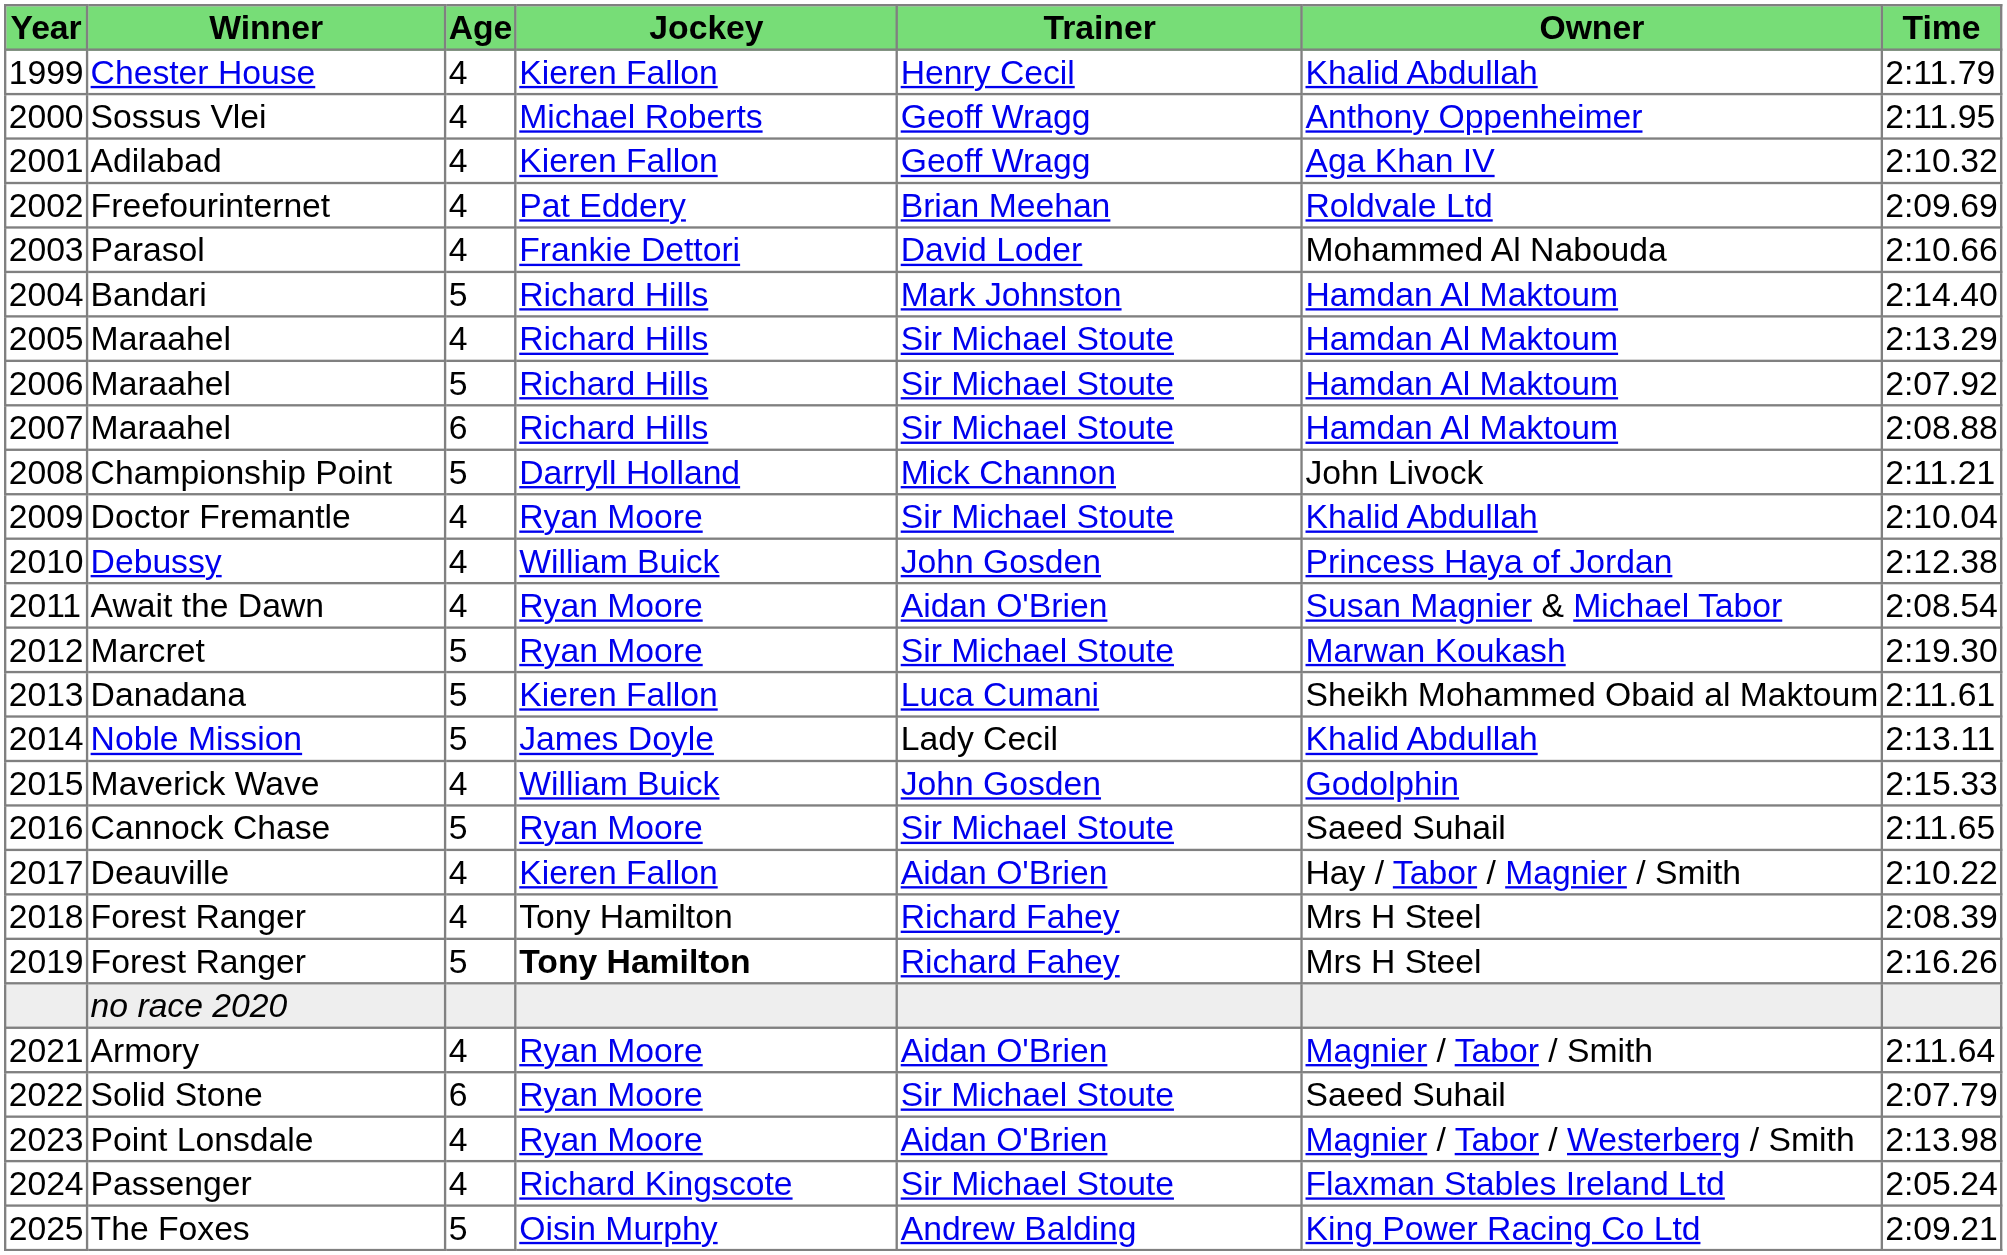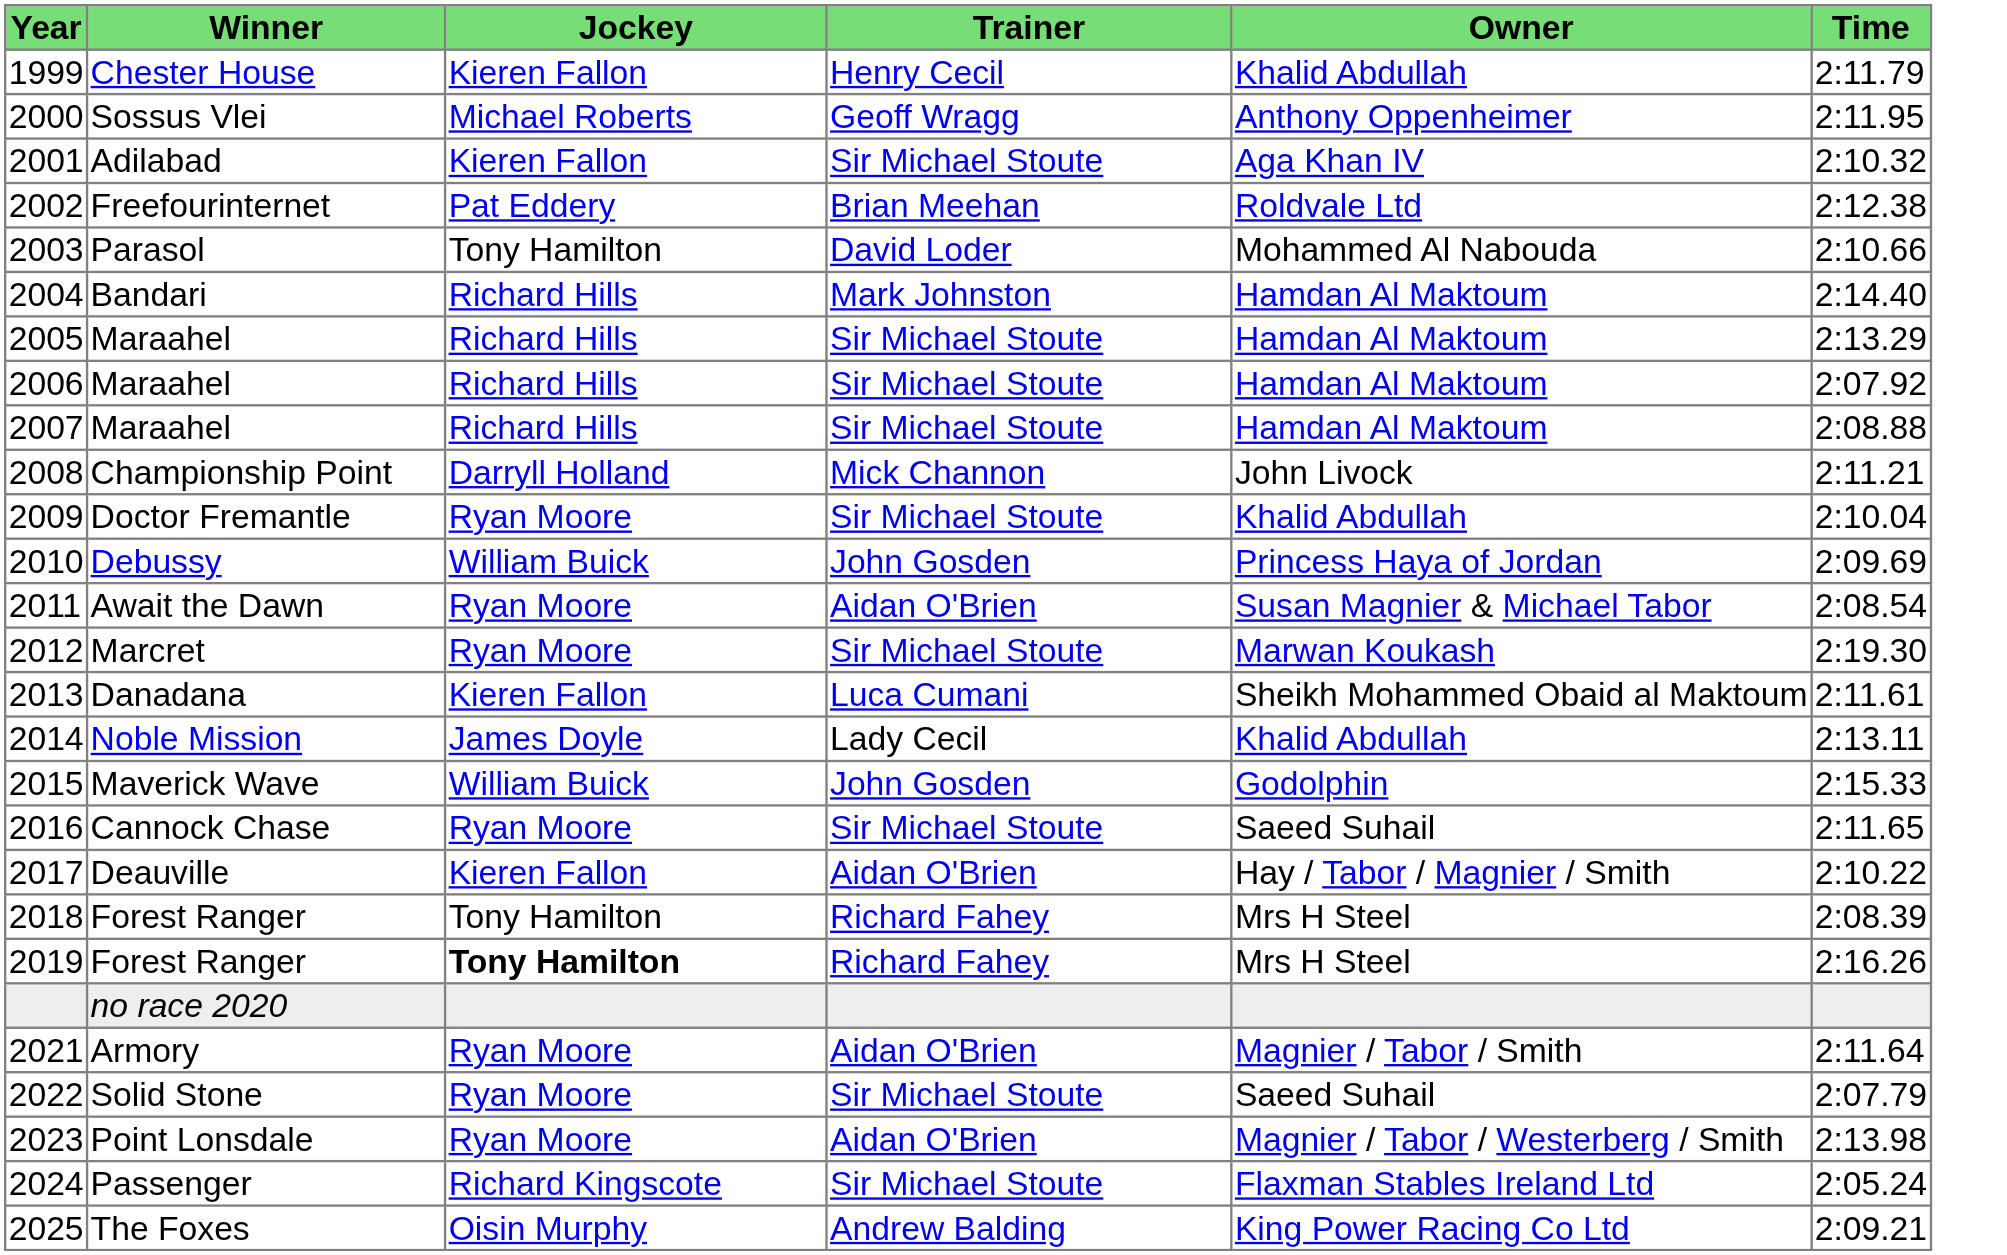- column: (480, 27)
(996, 161) Geoff Wragg -> (967, 161) Sir Michael Stoute
(1941, 205) 2:09.69 -> (1871, 205) 2:12.38
(630, 250) Frankie Dettori -> (555, 250) Tony Hamilton
(1941, 561) 2:12.38 -> (1871, 561) 2:09.69
